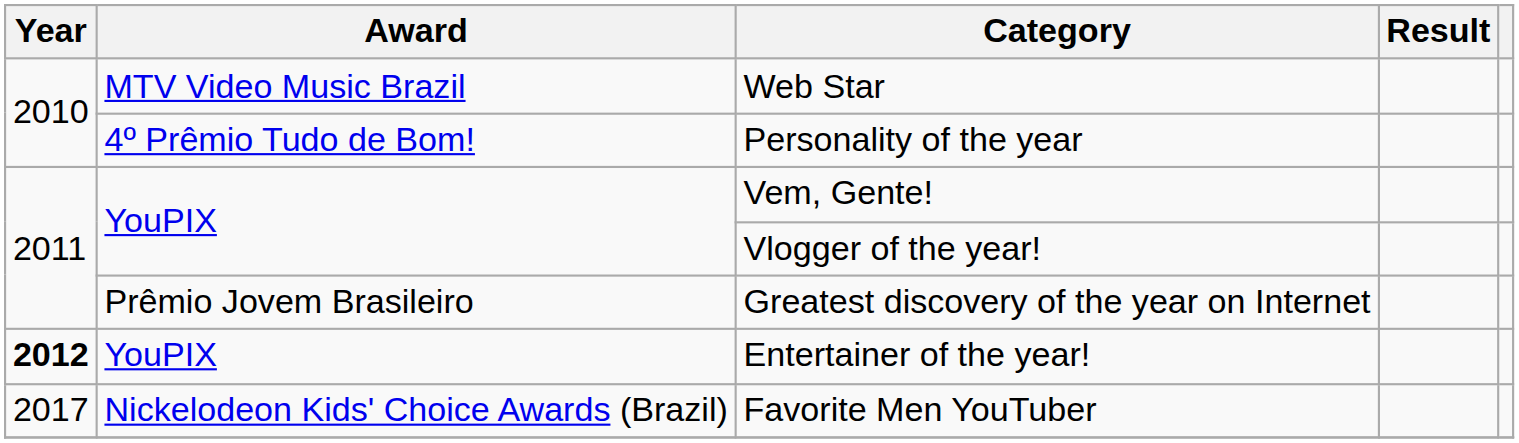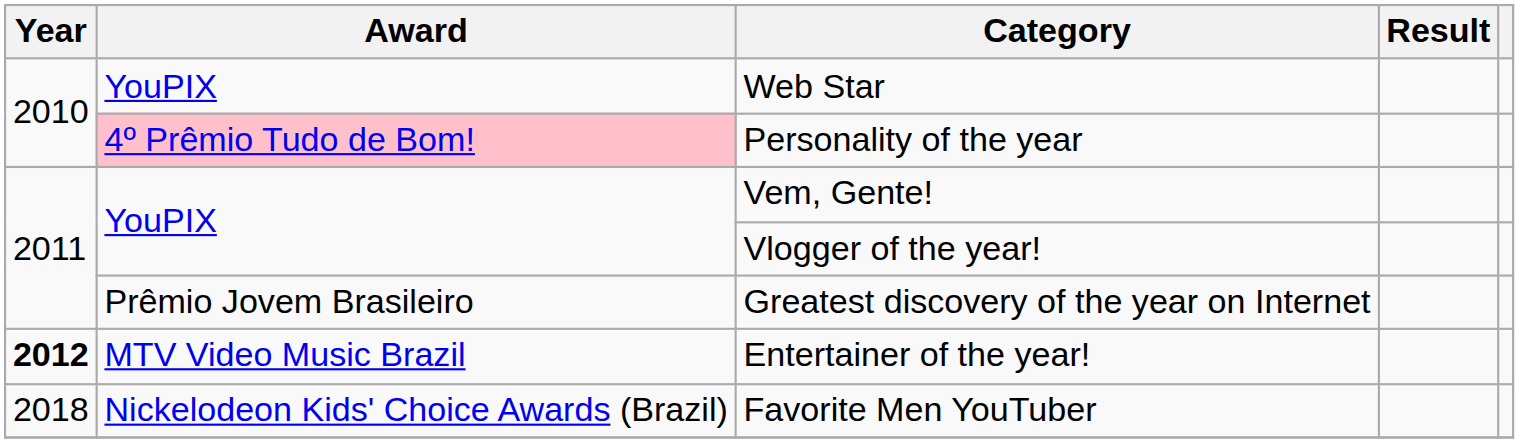(285, 85) MTV Video Music Brazil -> (161, 85) YouPIX
(290, 139) no background -> (290, 139) pink background
(161, 355) YouPIX -> (285, 355) MTV Video Music Brazil
(51, 409) 2017 -> (51, 409) 2018
